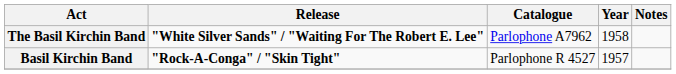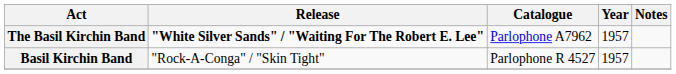(615, 36) 1958 -> (615, 36) 1957
(246, 58) bold -> (238, 58) normal
